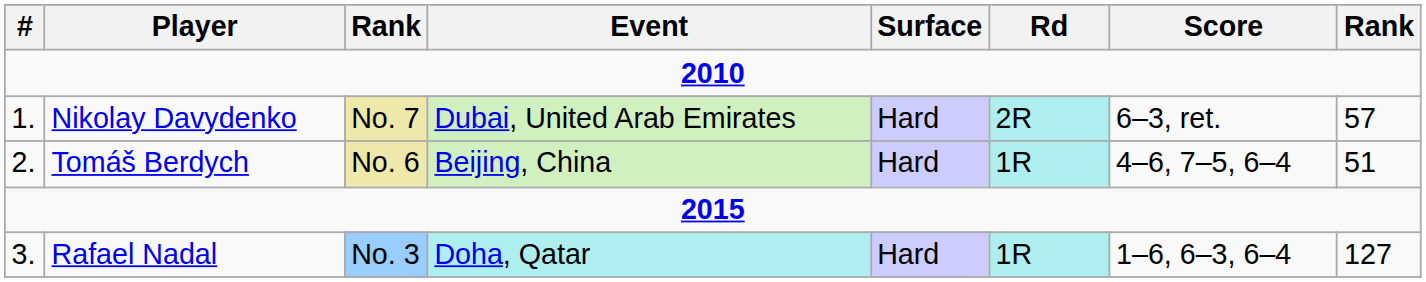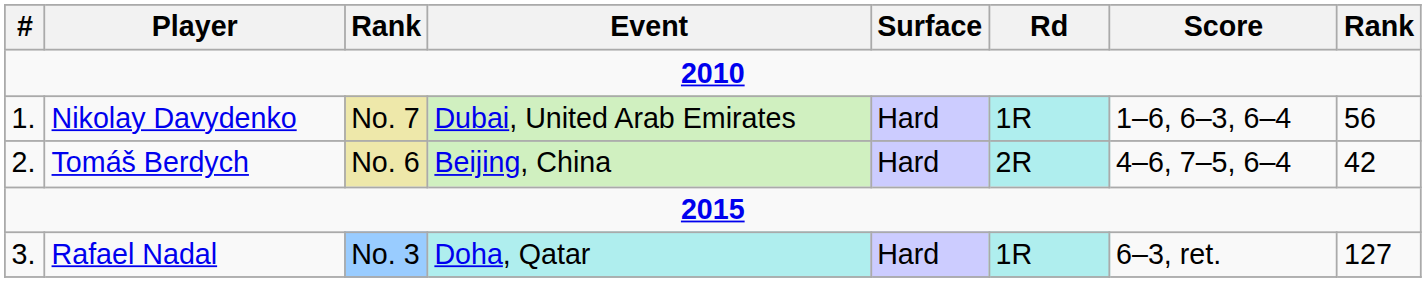(1014, 118) 2R -> (1014, 118) 1R
(1169, 118) 6–3, ret. -> (1204, 118) 1–6, 6–3, 6–4
(1360, 118) 57 -> (1360, 118) 56
(1014, 163) 1R -> (1014, 163) 2R
(1360, 163) 51 -> (1360, 163) 42
(1204, 254) 1–6, 6–3, 6–4 -> (1169, 254) 6–3, ret.
